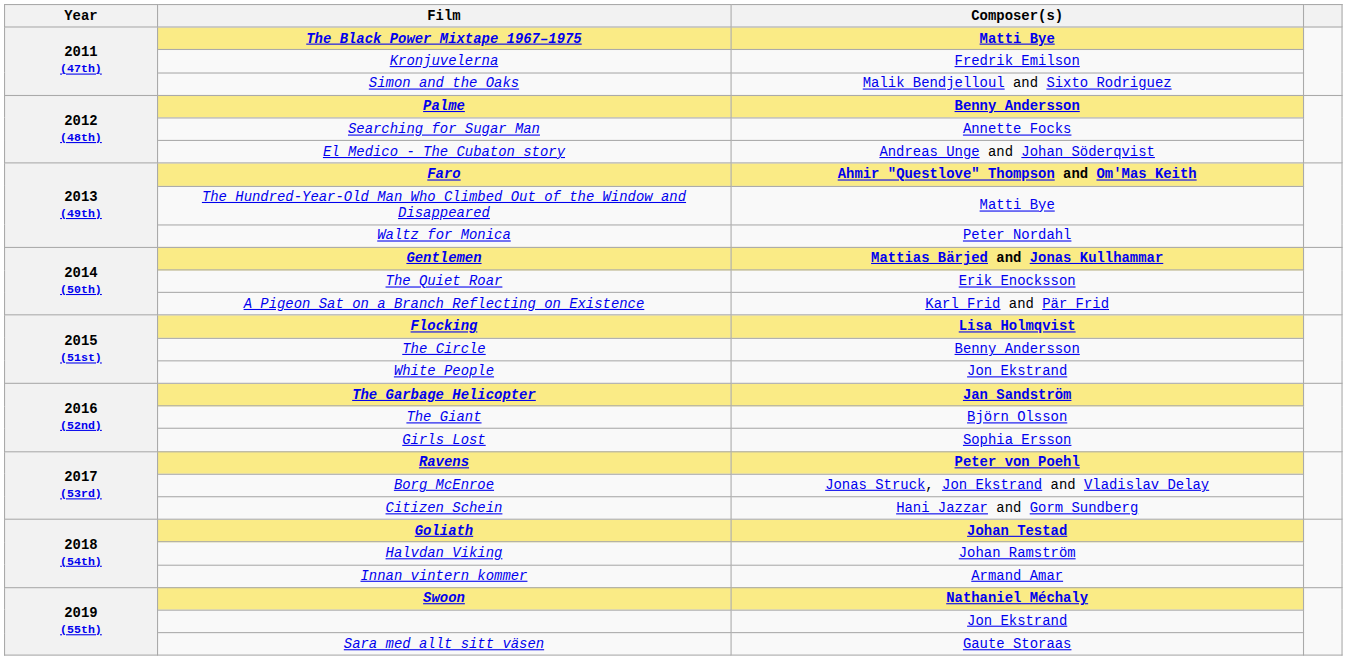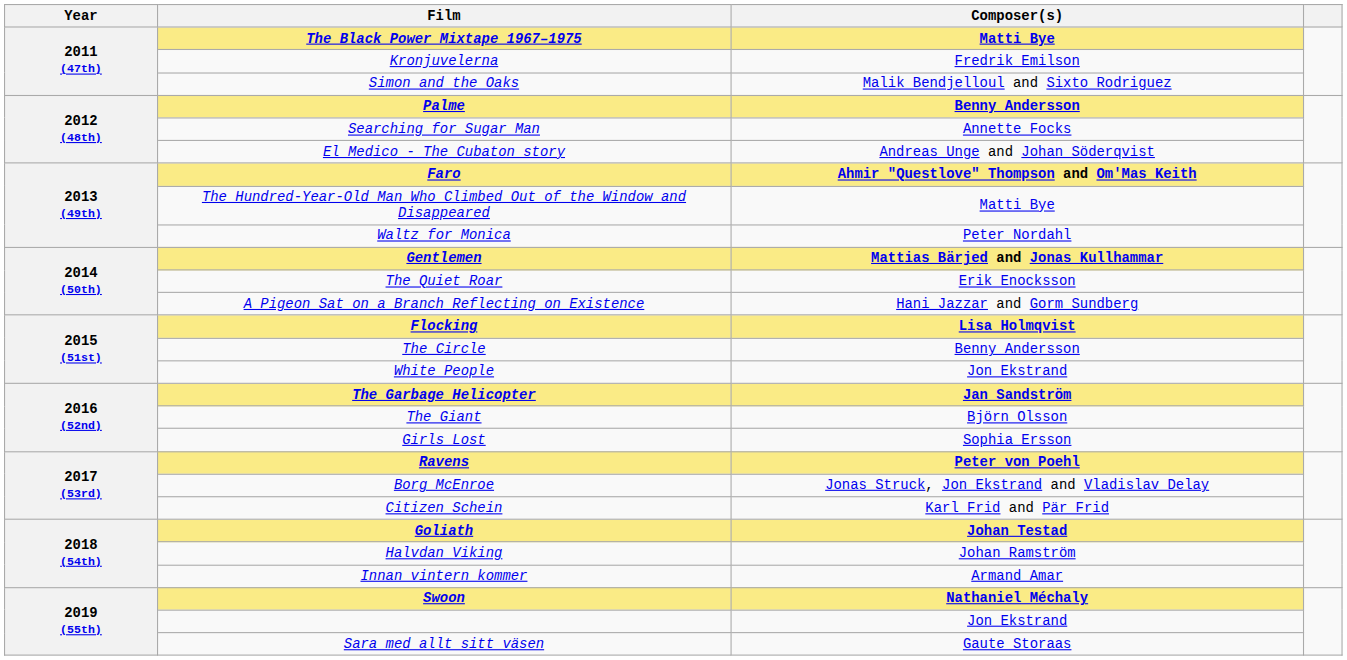(1017, 304) Karl Frid and Pär Frid -> (1017, 304) Hani Jazzar and Gorm Sundberg
(1017, 508) Hani Jazzar and Gorm Sundberg -> (1017, 508) Karl Frid and Pär Frid
